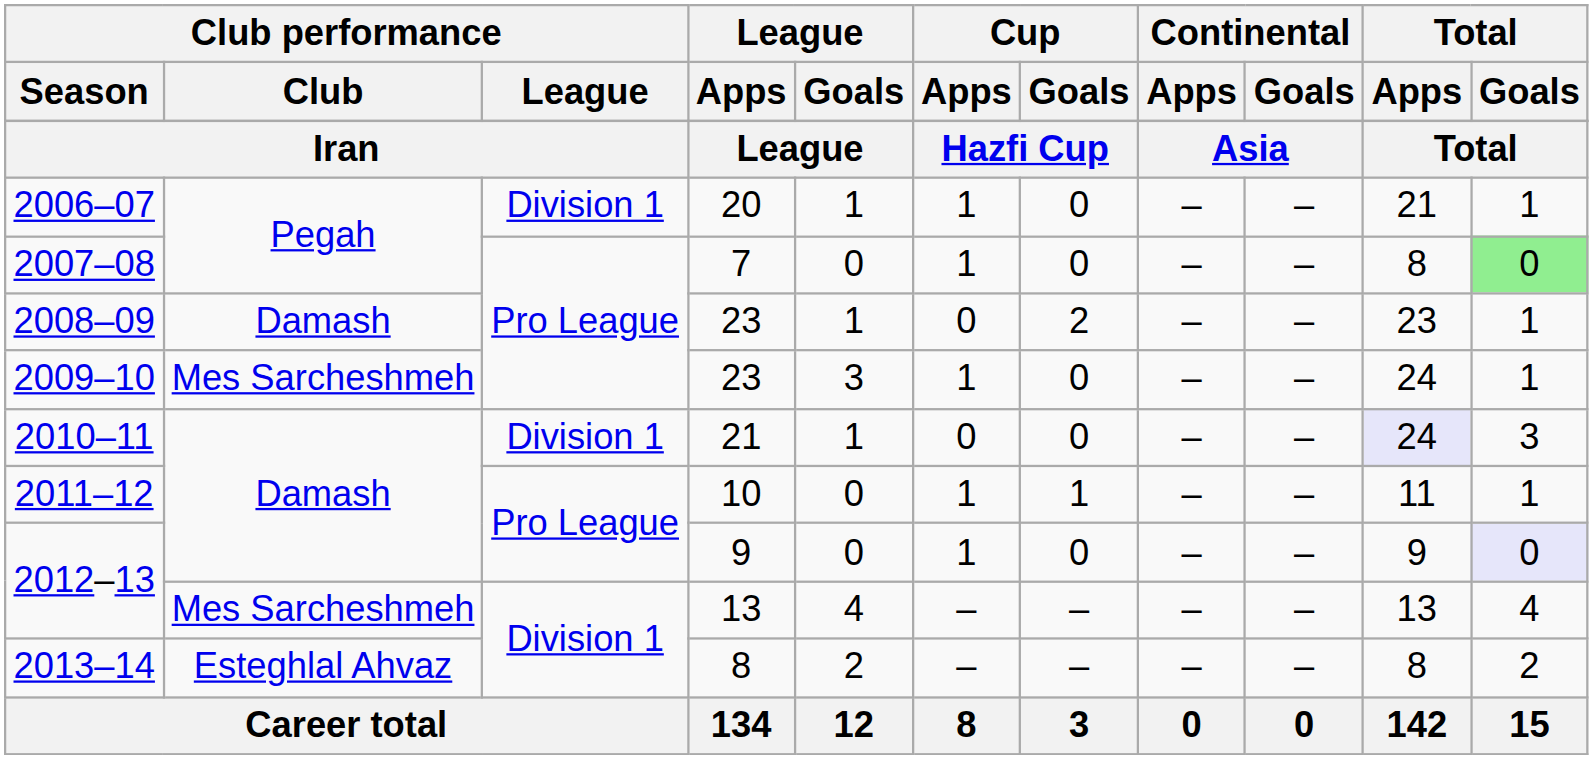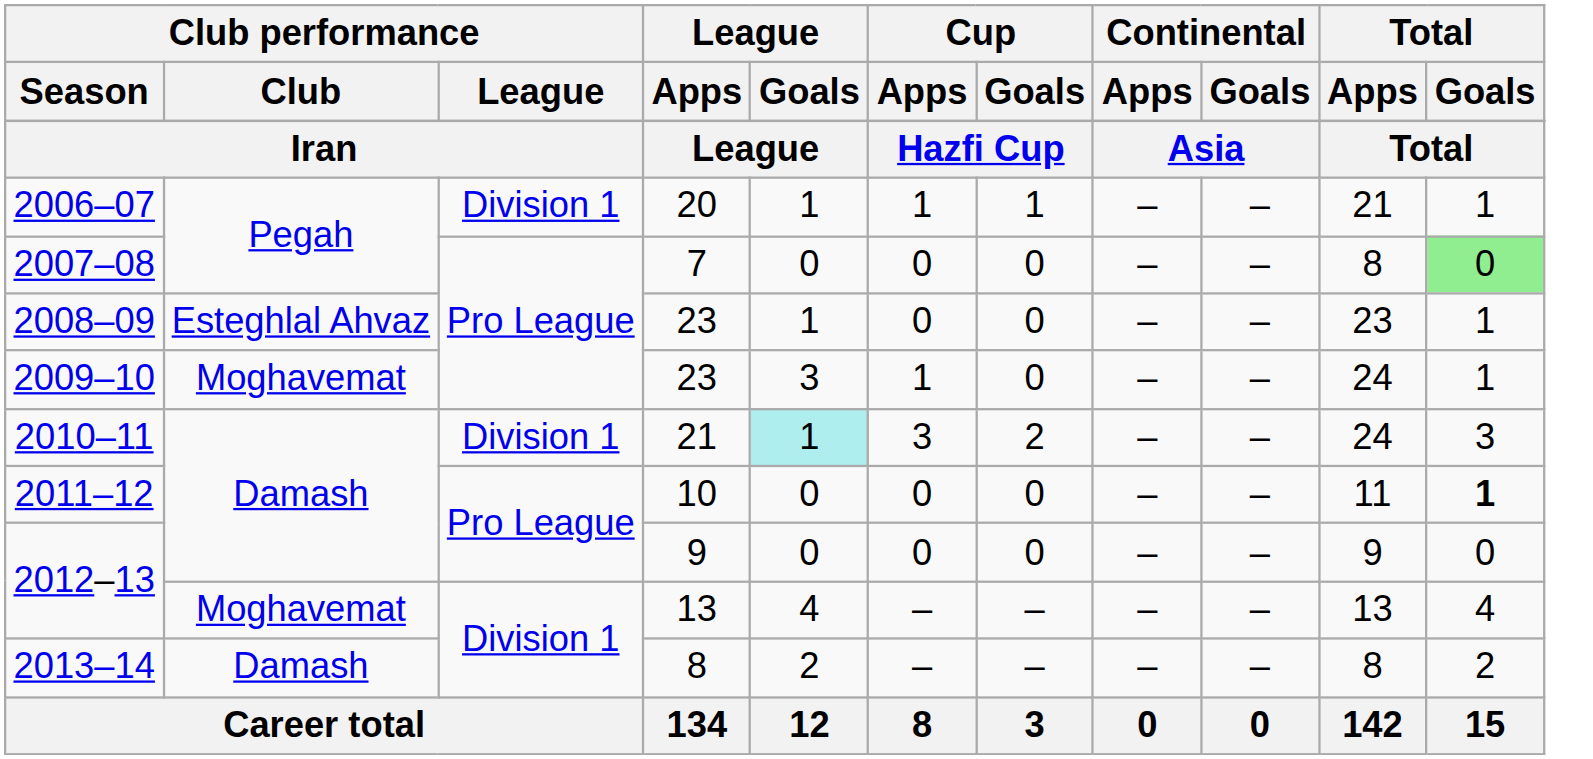(1079, 206) 0 -> (1035, 206) 1
(966, 263) 1 -> (922, 263) 0
(323, 321) Damash -> (301, 321) Esteghlal Ahvaz
(1079, 321) 2 -> (1035, 321) 0
(323, 378) Mes Sarcheshmeh -> (301, 378) Moghavemat
(854, 436) no background -> (809, 436) paleturquoise background
(966, 436) 0 -> (922, 436) 3
(1079, 436) 0 -> (1035, 436) 2
(1417, 436) lavender background -> (1372, 436) no background
(966, 494) 1 -> (922, 494) 0
(1079, 494) 1 -> (1035, 494) 0
(1529, 494) normal -> (1485, 494) bold
(966, 551) 1 -> (922, 551) 0
(1529, 551) lavender background -> (1485, 551) no background
(323, 609) Mes Sarcheshmeh -> (301, 609) Moghavemat
(323, 666) Esteghlal Ahvaz -> (301, 666) Damash
